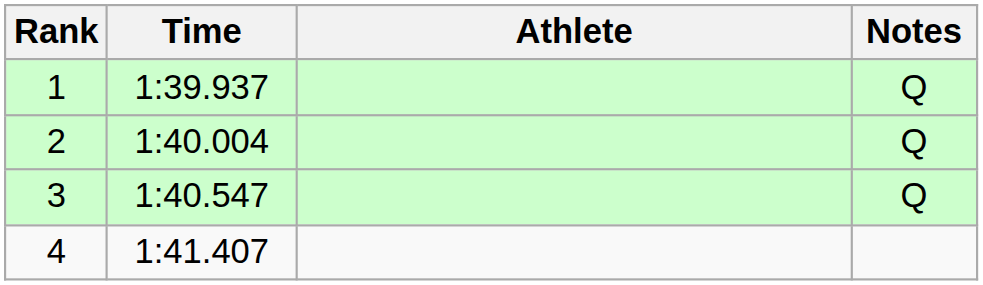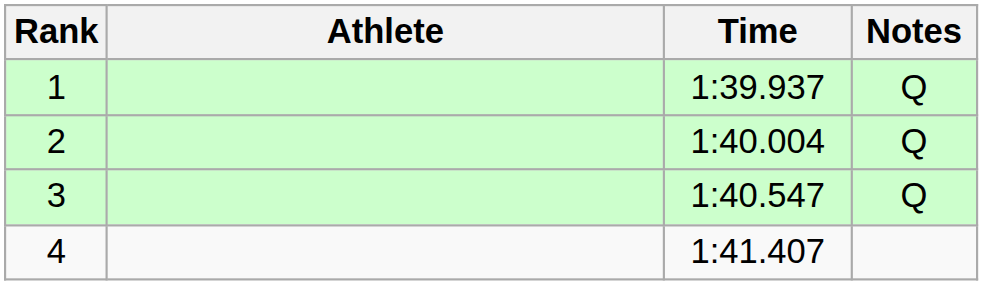columns swapped: (574, 31) <-> (202, 31)
